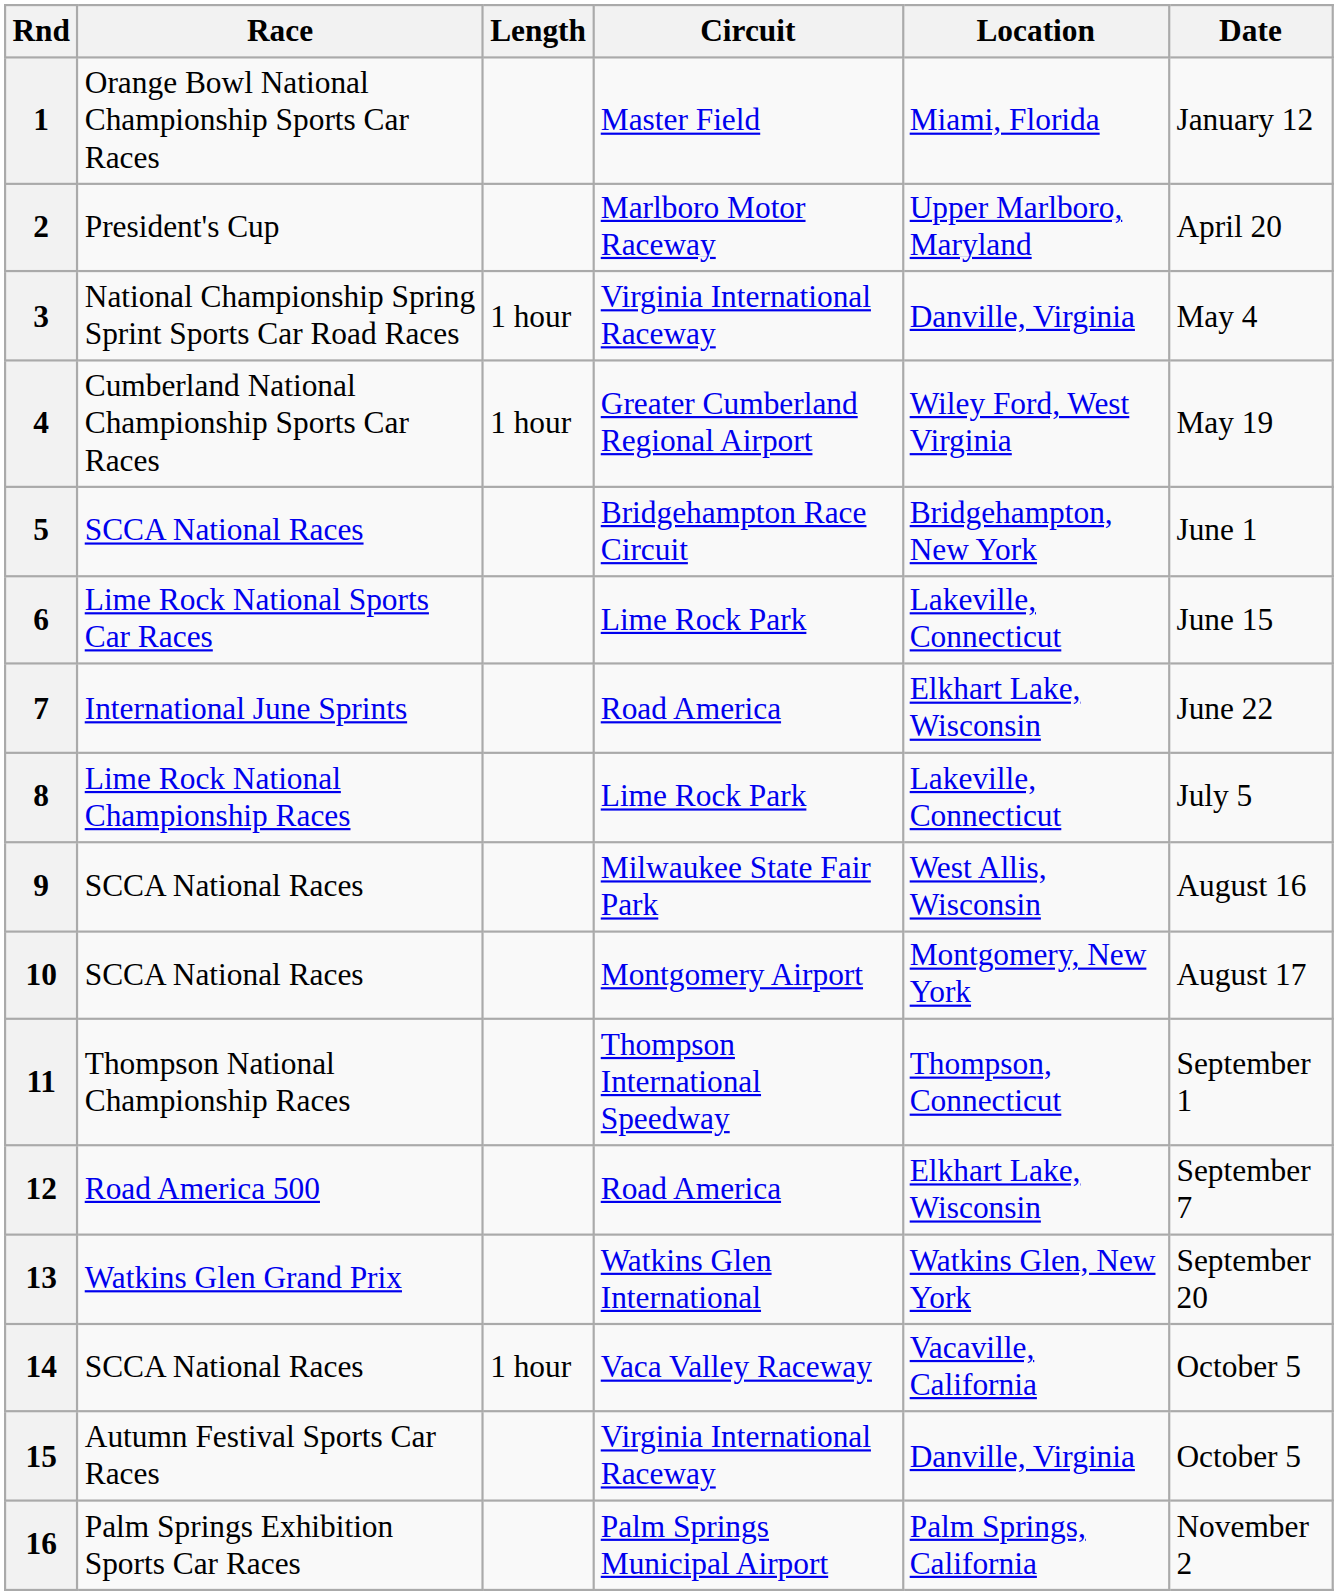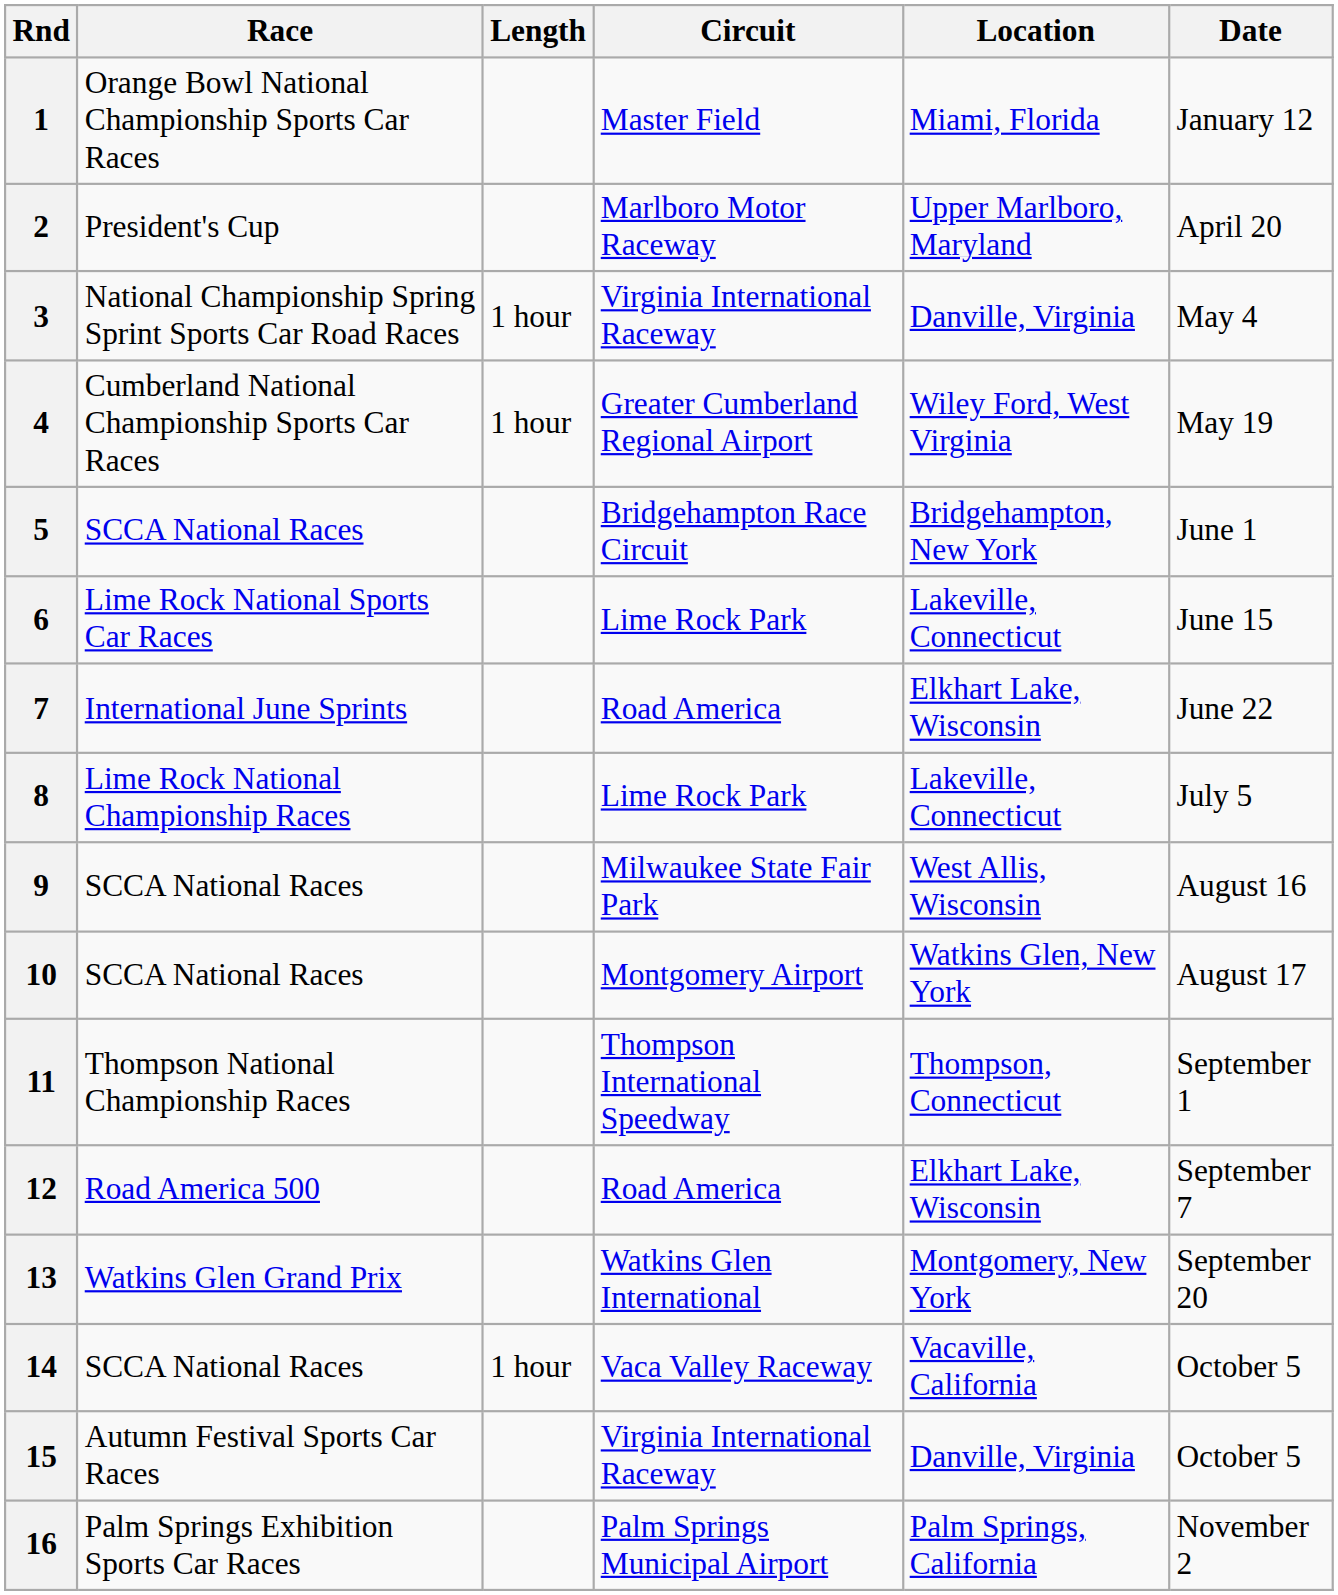(1028, 974) Montgomery, New York -> (1033, 974) Watkins Glen, New York
(1033, 1278) Watkins Glen, New York -> (1028, 1278) Montgomery, New York
